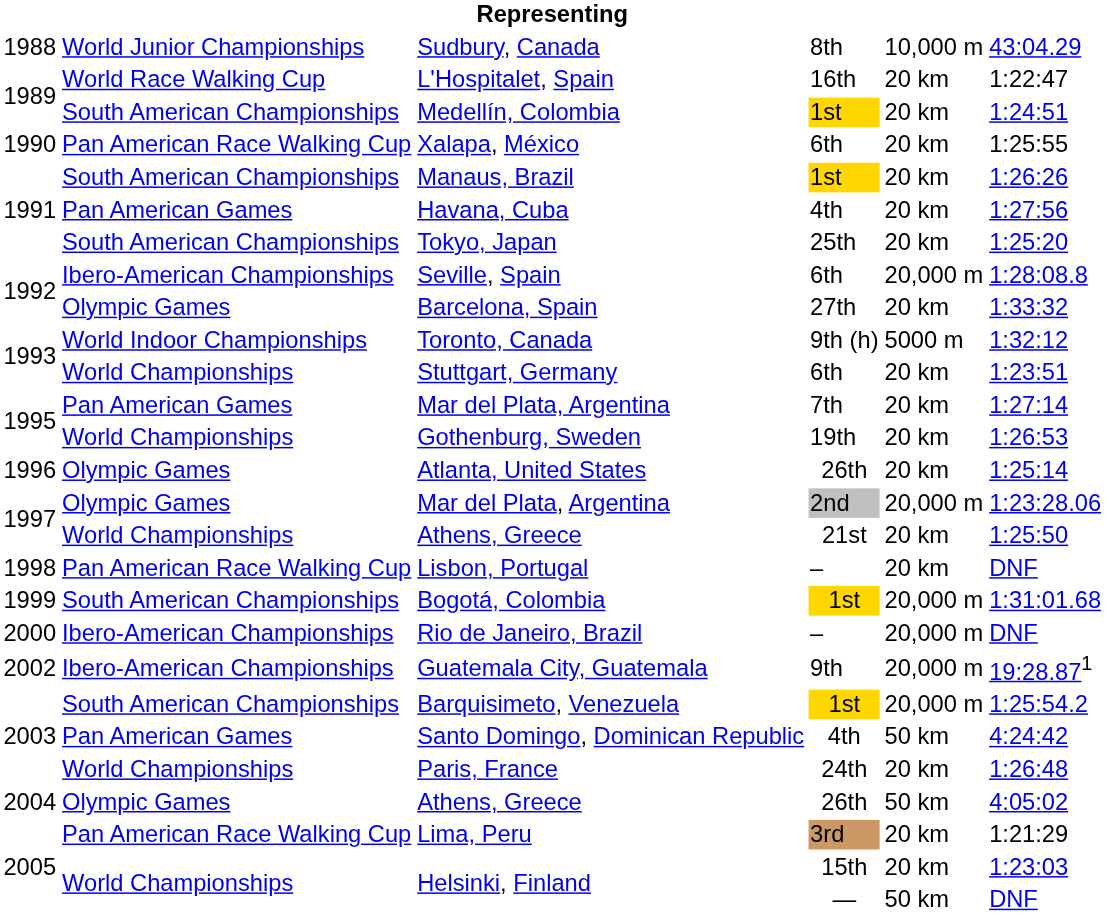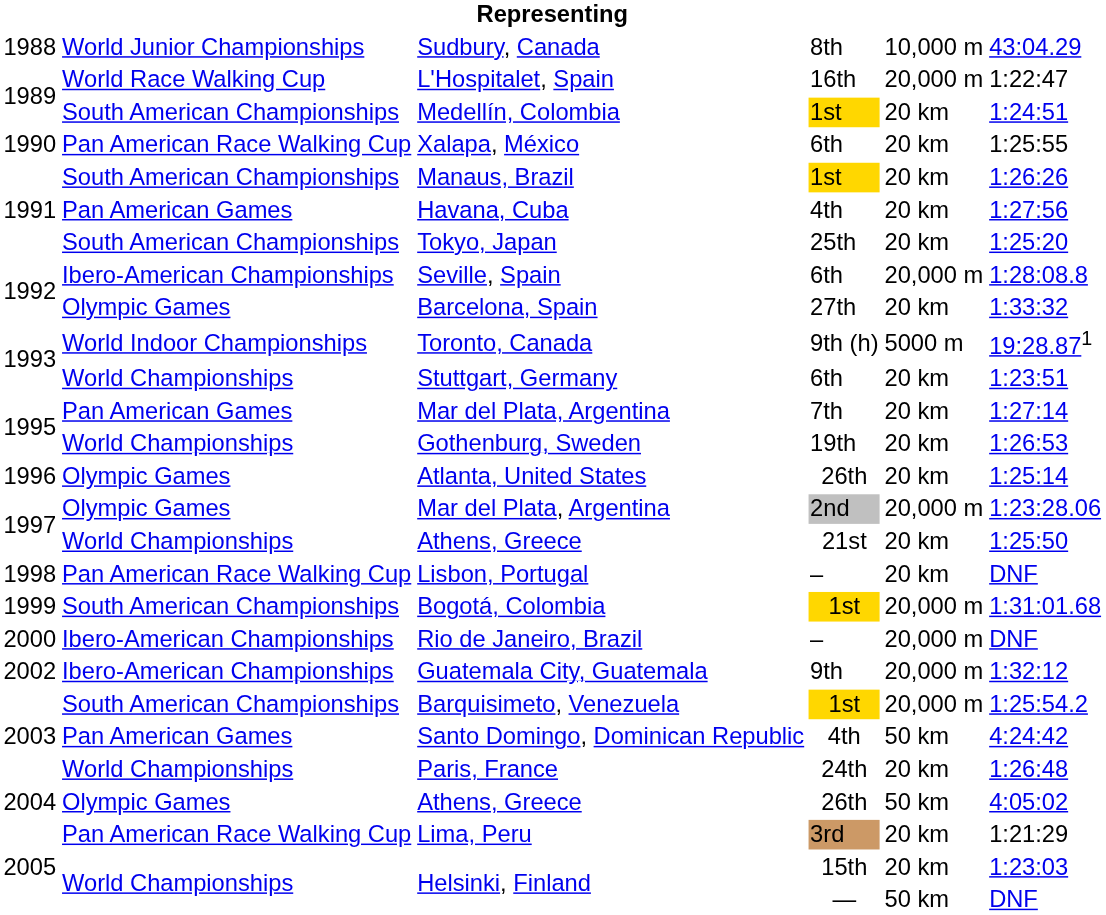(917, 79) 20 km -> (934, 79) 20,000 m
(1029, 340) 1:32:12 -> (1041, 343) 19:28.871
(1041, 668) 19:28.871 -> (1029, 672) 1:32:12
